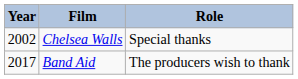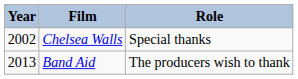(22, 62) 2017 -> (22, 62) 2013
